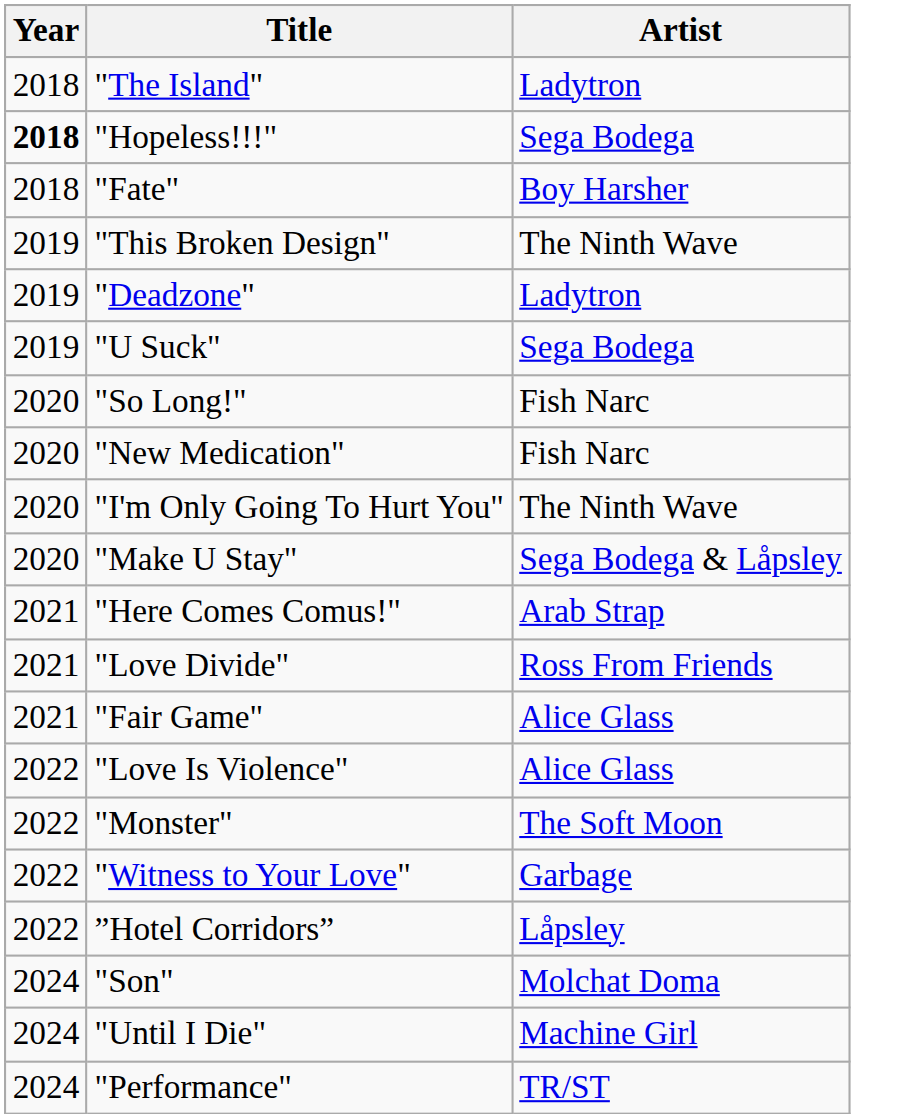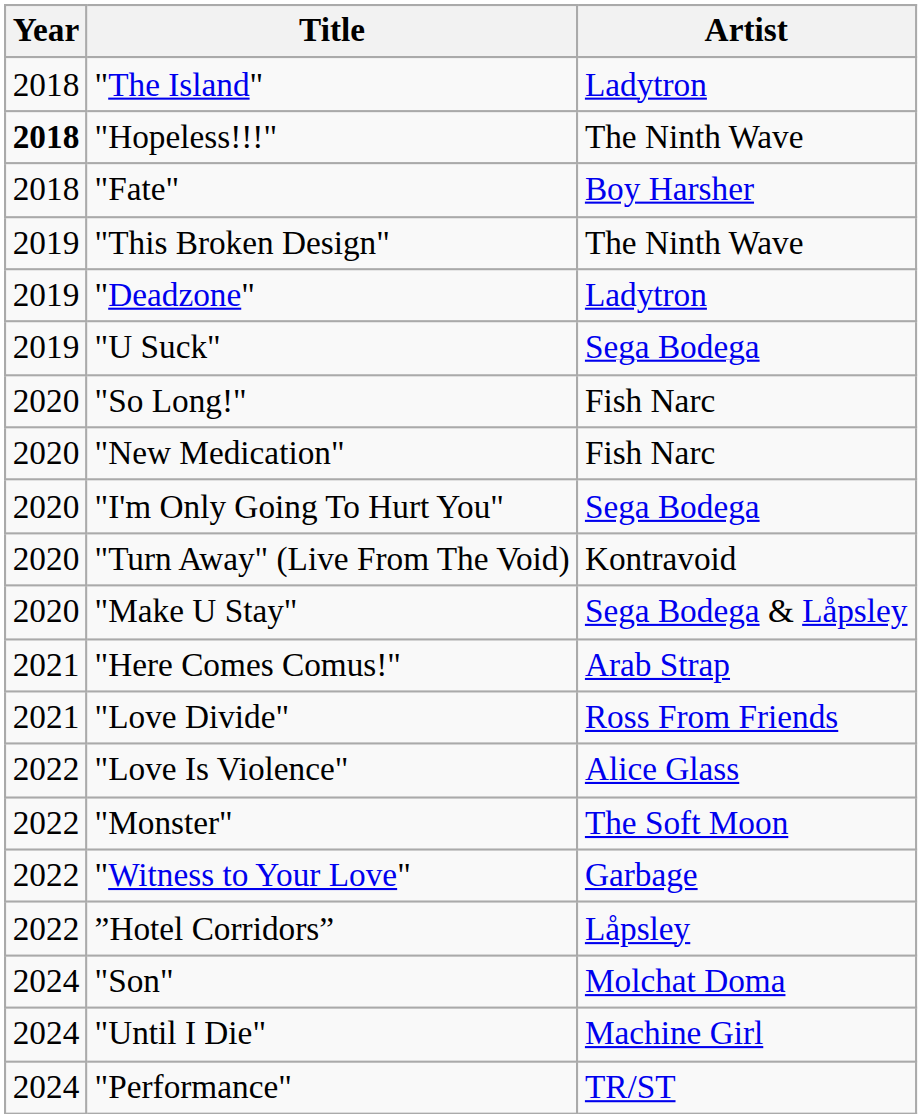(607, 136) Sega Bodega -> (694, 136) The Ninth Wave
(629, 505) The Ninth Wave -> (672, 505) Sega Bodega
+ row: (332, 558)
- row: (179, 717)
